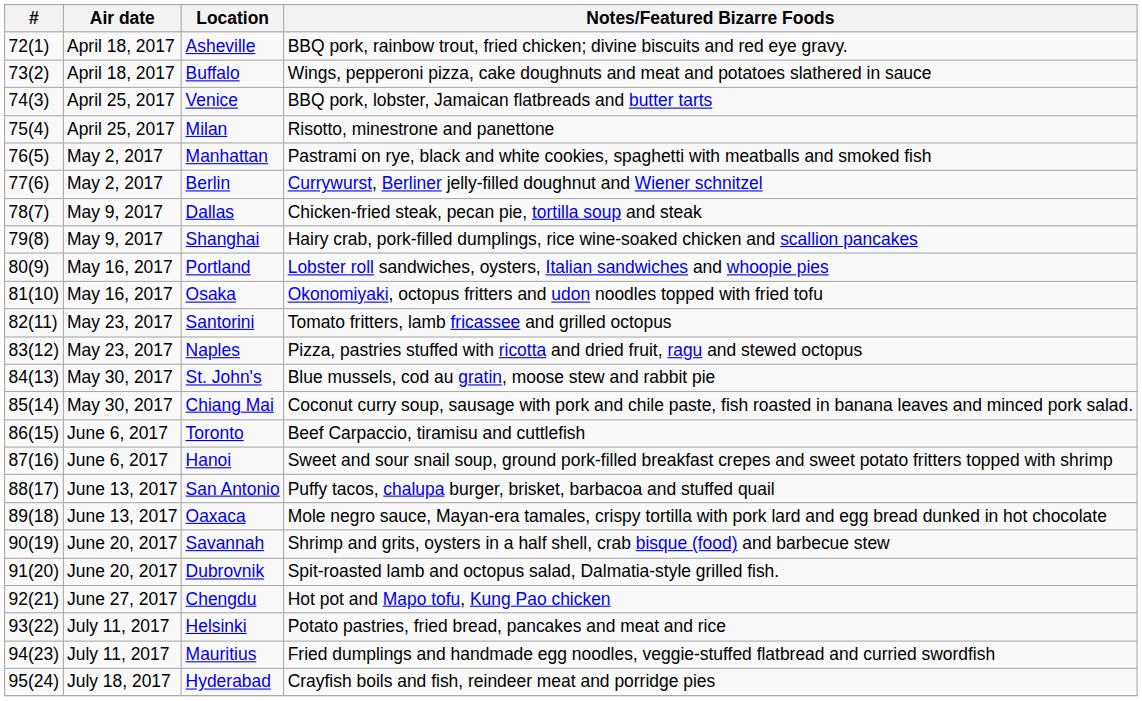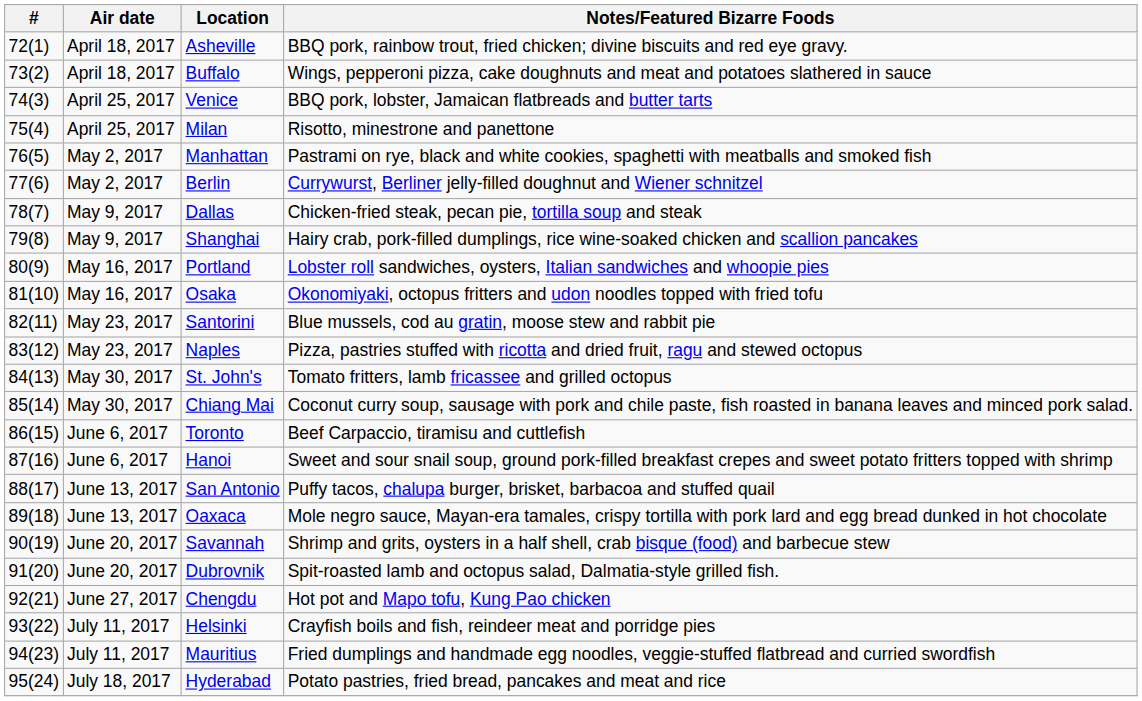(480, 322) Tomato fritters, lamb fricassee and grilled octopus -> (501, 322) Blue mussels, cod au gratin, moose stew and rabbit pie
(501, 377) Blue mussels, cod au gratin, moose stew and rabbit pie -> (480, 377) Tomato fritters, lamb fricassee and grilled octopus
(507, 626) Potato pastries, fried bread, pancakes and meat and rice -> (501, 626) Crayfish boils and fish, reindeer meat and porridge pies
(501, 682) Crayfish boils and fish, reindeer meat and porridge pies -> (507, 682) Potato pastries, fried bread, pancakes and meat and rice
